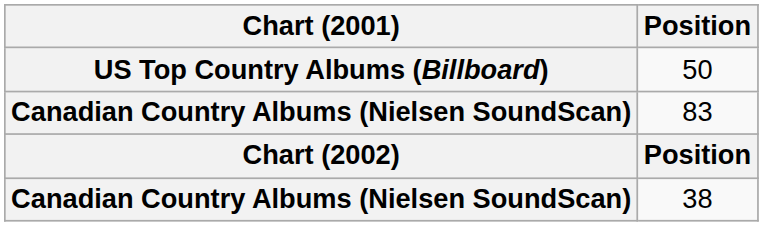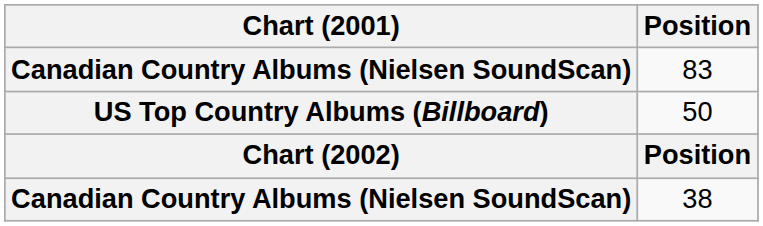rows swapped: (697, 112) <-> (697, 69)
